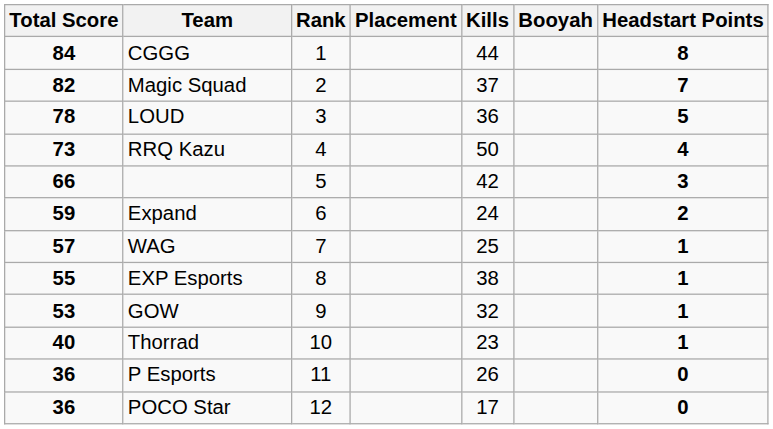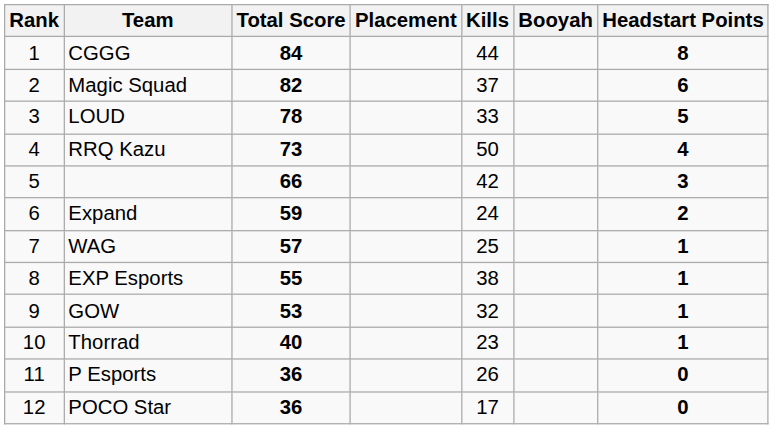columns swapped: (321, 20) <-> (64, 20)
(683, 85) 7 -> (683, 85) 6
(488, 117) 36 -> (488, 117) 33
